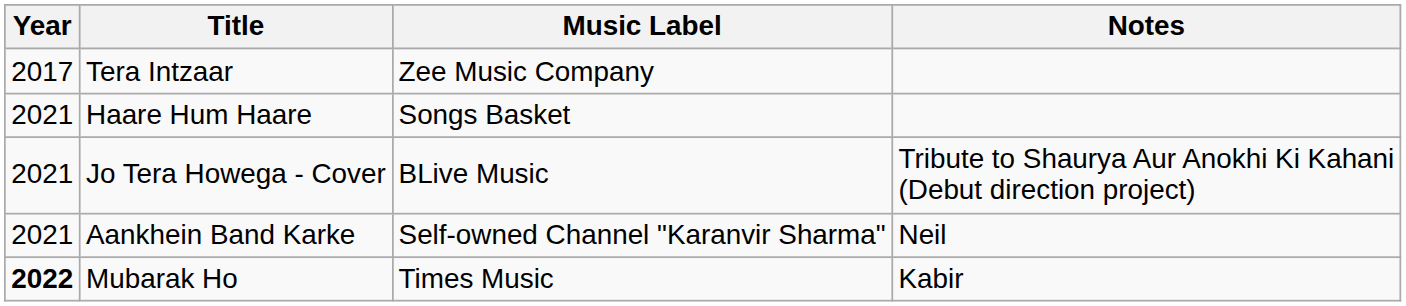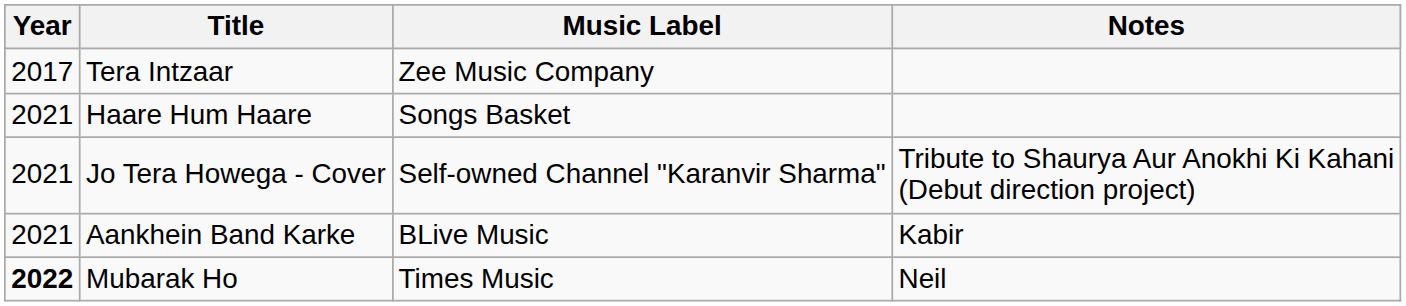(474, 174) BLive Music -> (642, 174) Self-owned Channel "Karanvir Sharma"
(642, 234) Self-owned Channel "Karanvir Sharma" -> (474, 234) BLive Music
(923, 234) Neil -> (931, 234) Kabir
(931, 278) Kabir -> (923, 278) Neil
